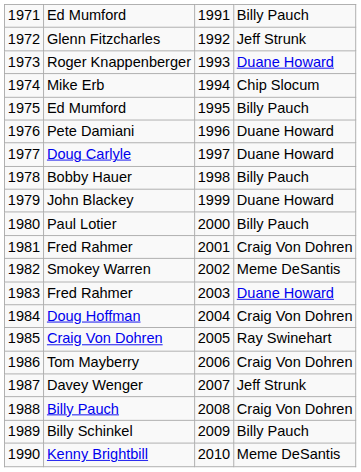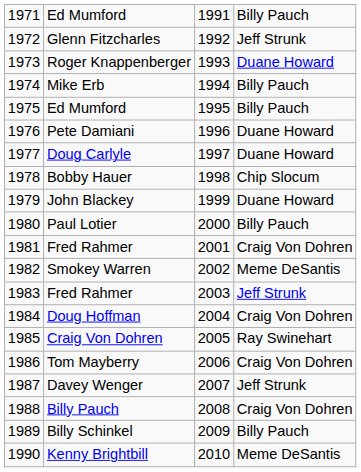(278, 85) Chip Slocum -> (273, 85) Billy Pauch
(273, 177) Billy Pauch -> (278, 177) Chip Slocum
(285, 293) Duane Howard -> (271, 293) Jeff Strunk
